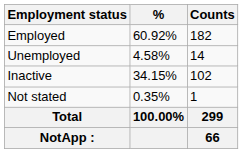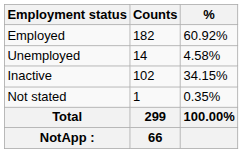columns swapped: (212, 14) <-> (159, 14)
